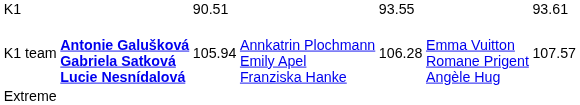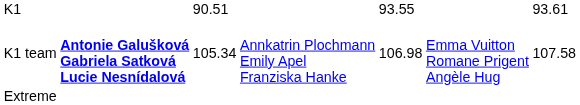(215, 53) 105.94 -> (215, 53) 105.34
(401, 53) 106.28 -> (401, 53) 106.98
(554, 53) 107.57 -> (554, 53) 107.58
